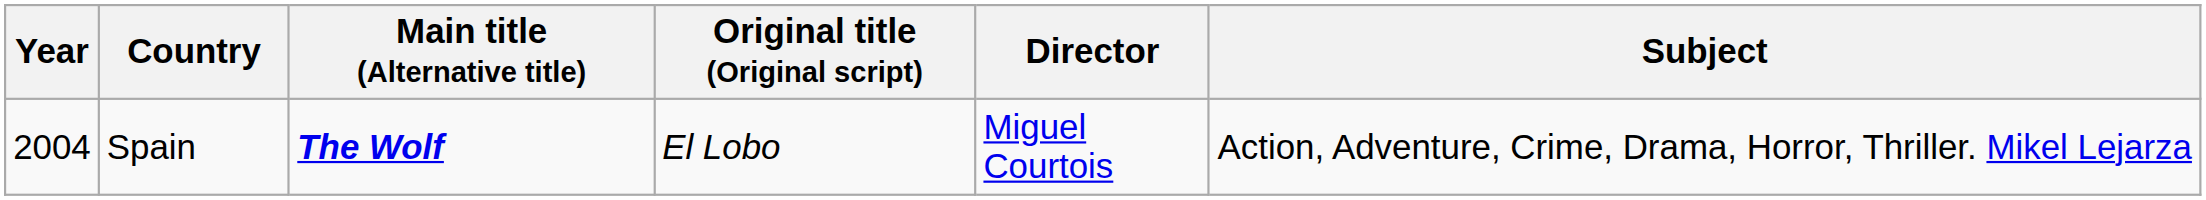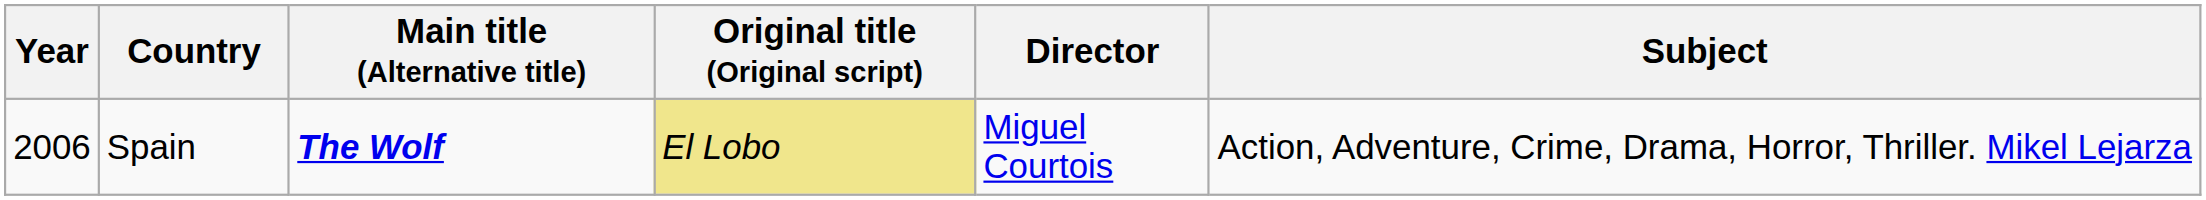(52, 146) 2004 -> (52, 146) 2006
(721, 146) no background -> (721, 146) khaki background
